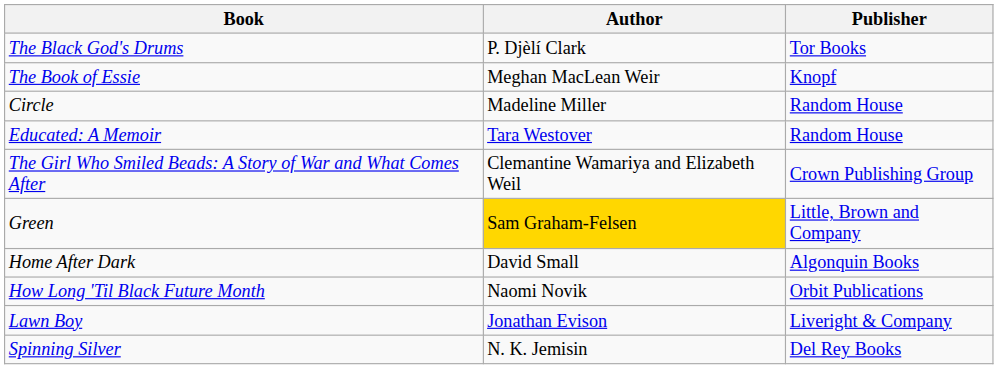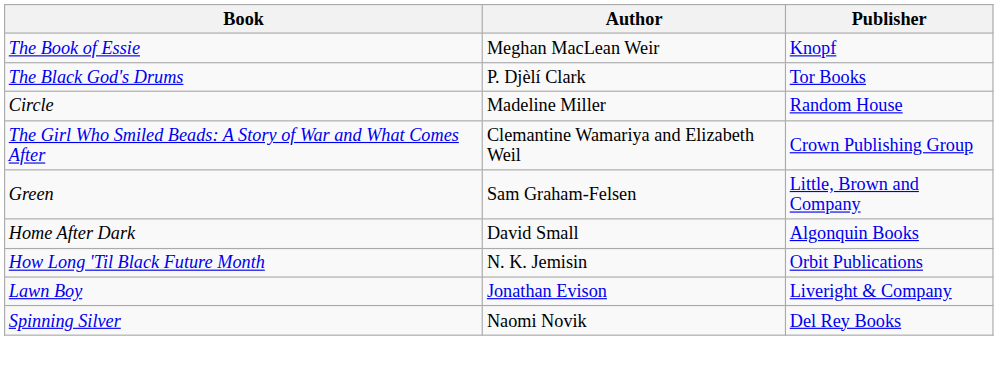rows swapped: (96, 47) <-> (74, 76)
- row: (85, 134)
(562, 223) gold background -> (562, 194) no background
(537, 291) Naomi Novik -> (537, 262) N. K. Jemisin
(537, 349) N. K. Jemisin -> (537, 320) Naomi Novik
